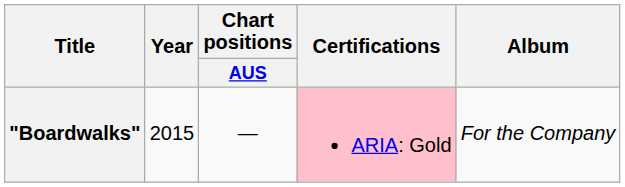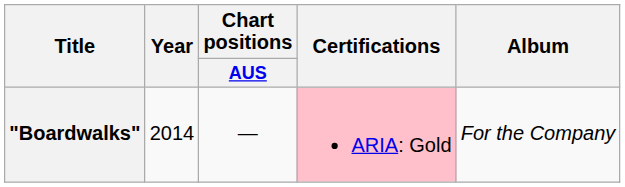(172, 134) 2015 -> (172, 134) 2014
